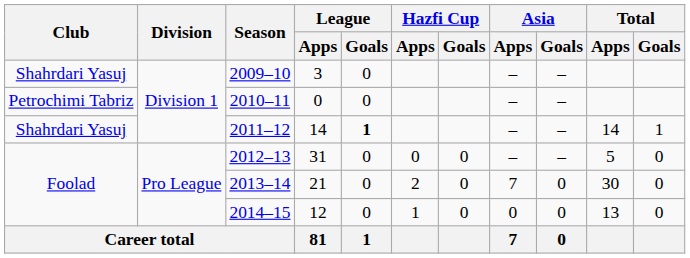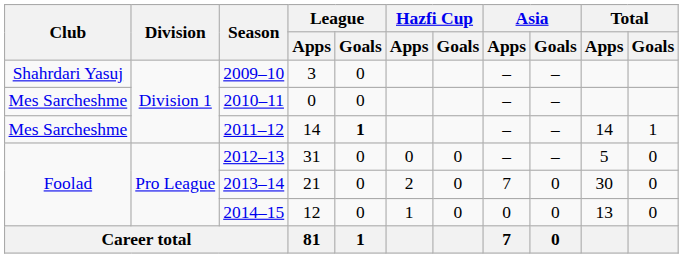(71, 101) Petrochimi Tabriz -> (68, 101) Mes Sarcheshme
(71, 128) Shahrdari Yasuj -> (68, 128) Mes Sarcheshme
